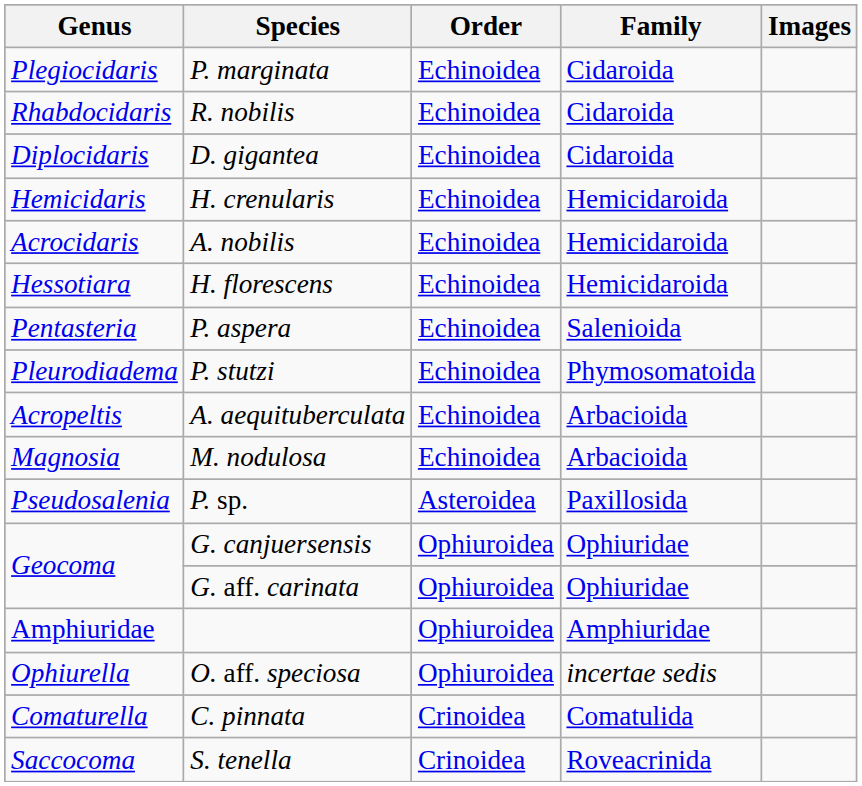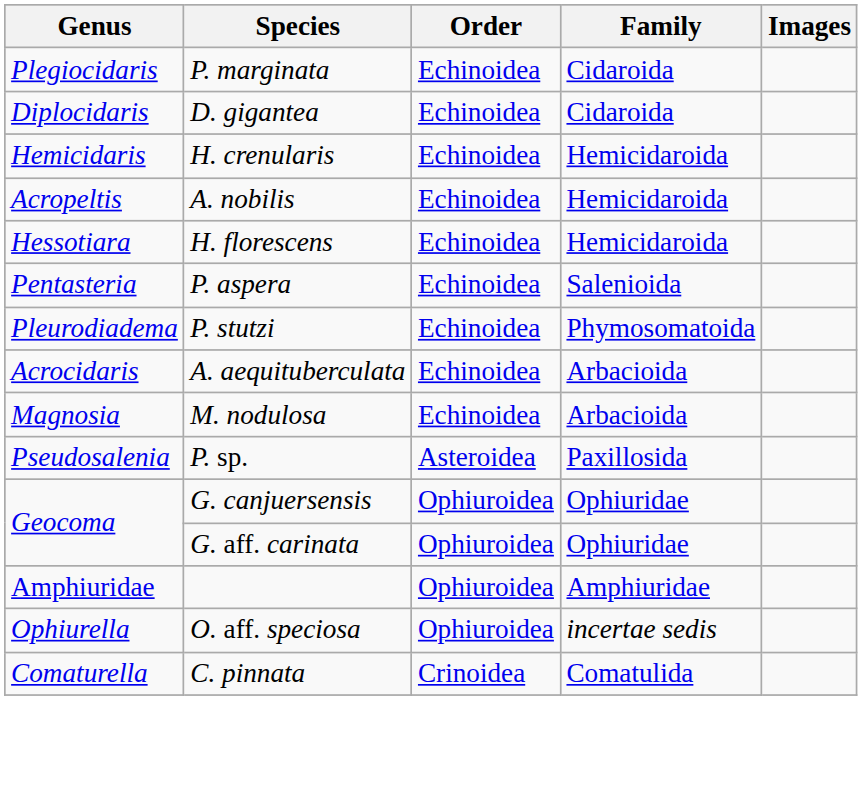- row: (243, 112)
(75, 241) Acrocidaris -> (67, 198) Acropeltis
(67, 414) Acropeltis -> (75, 371) Acrocidaris
- row: (241, 759)
